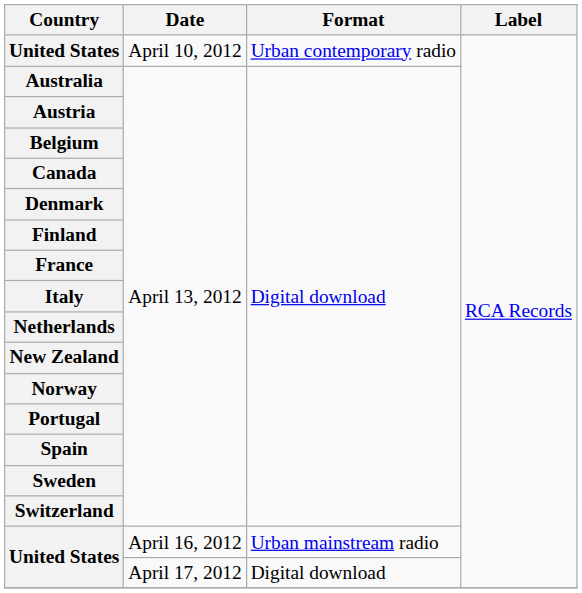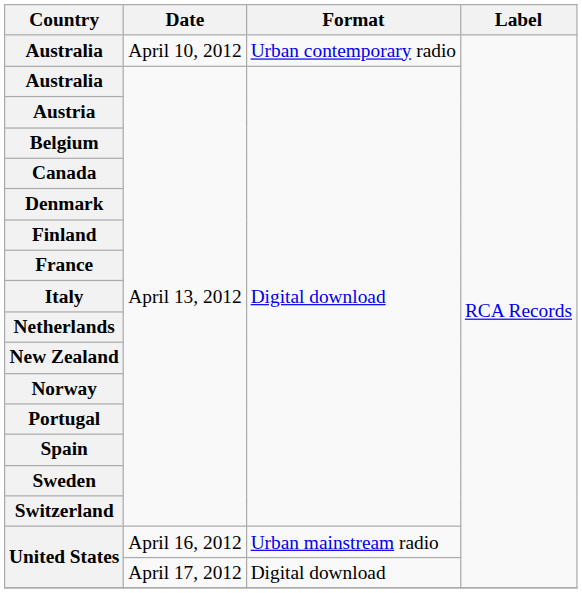(64, 50) United States -> (64, 50) Australia
